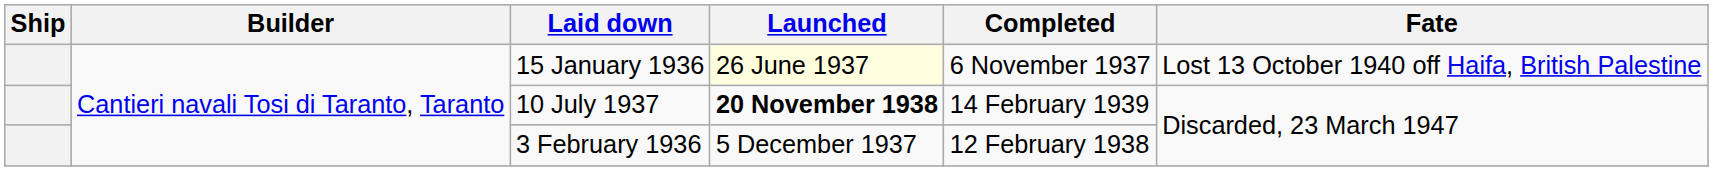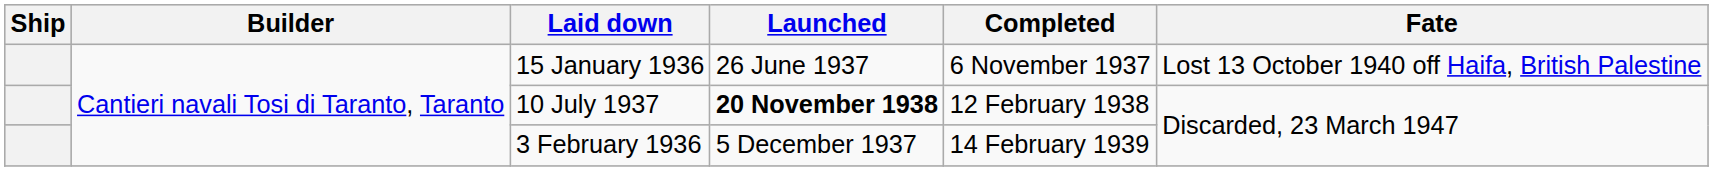(793, 64) lightyellow background -> (793, 64) no background
(1049, 104) 14 February 1939 -> (1049, 104) 12 February 1938
(1049, 144) 12 February 1938 -> (1049, 144) 14 February 1939
